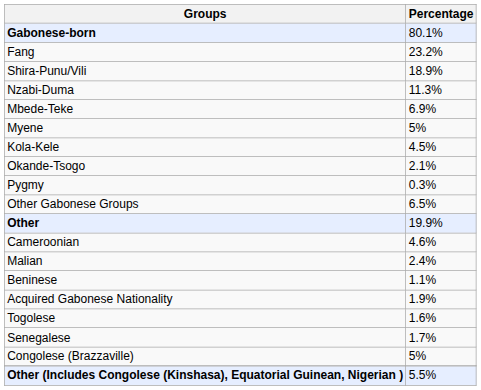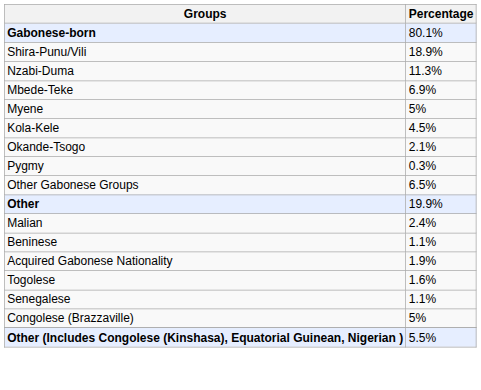- row: (21, 52)
- row: (43, 242)
(422, 337) 1.7% -> (422, 299) 1.1%
